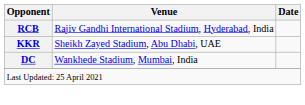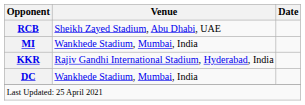(164, 28) Rajiv Gandhi International Stadium, Hyderabad, India -> (138, 28) Sheikh Zayed Stadium, Abu Dhabi, UAE
+ row: (28, 44)
(138, 44) Sheikh Zayed Stadium, Abu Dhabi, UAE -> (164, 60) Rajiv Gandhi International Stadium, Hyderabad, India
